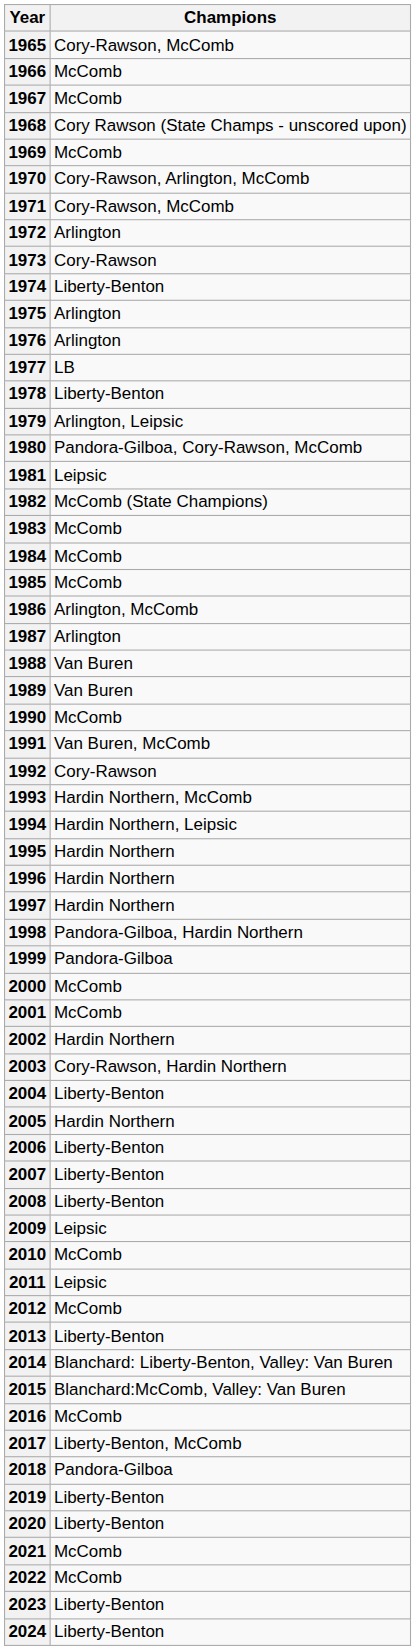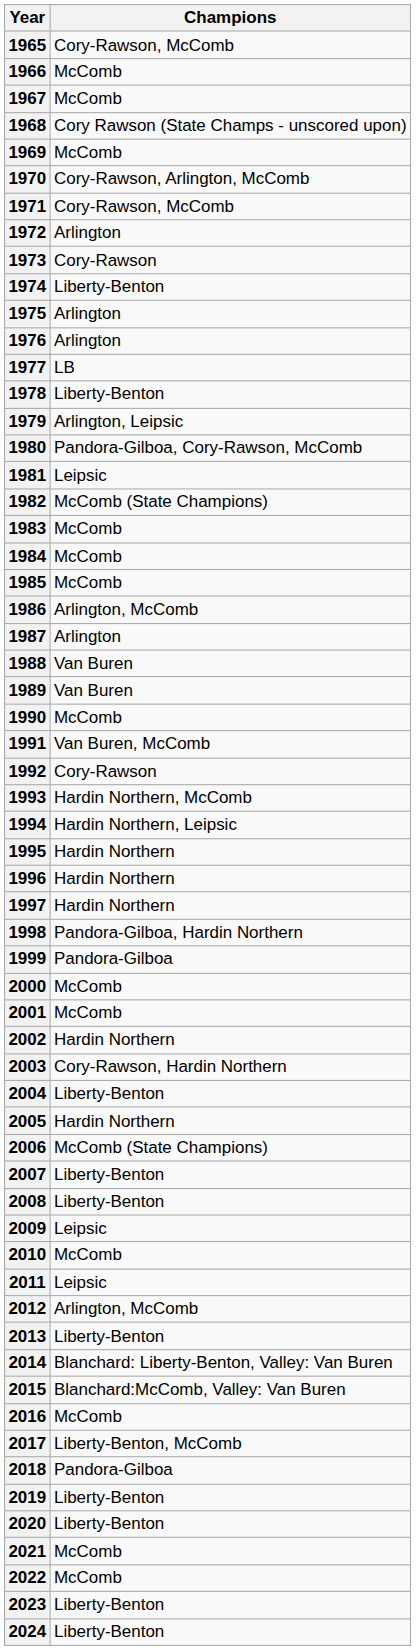(109, 1147) Liberty-Benton -> (161, 1147) McComb (State Champions)
(88, 1309) McComb -> (126, 1309) Arlington, McComb
